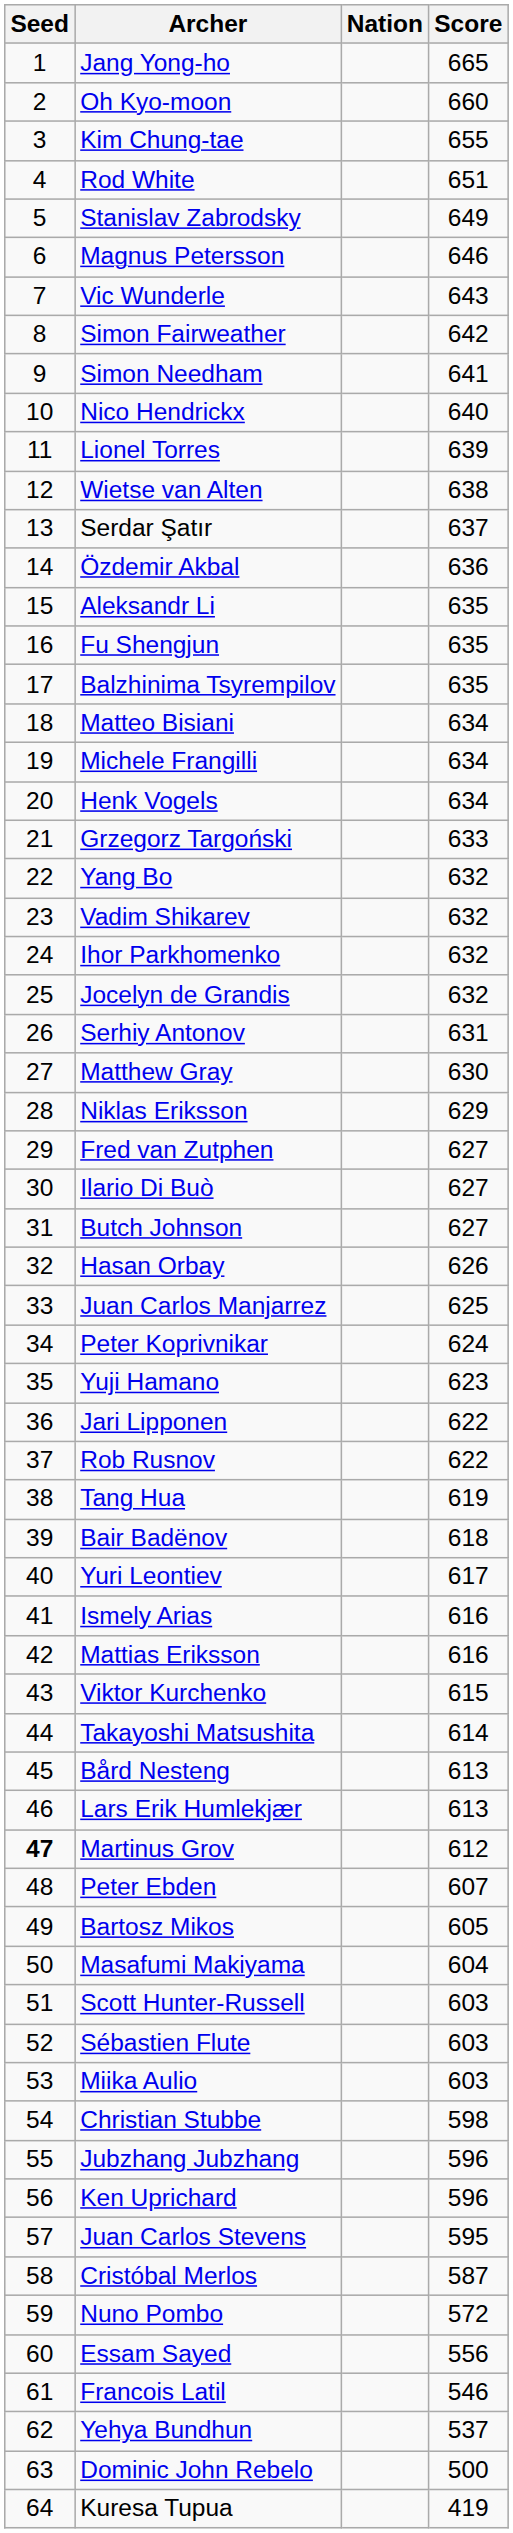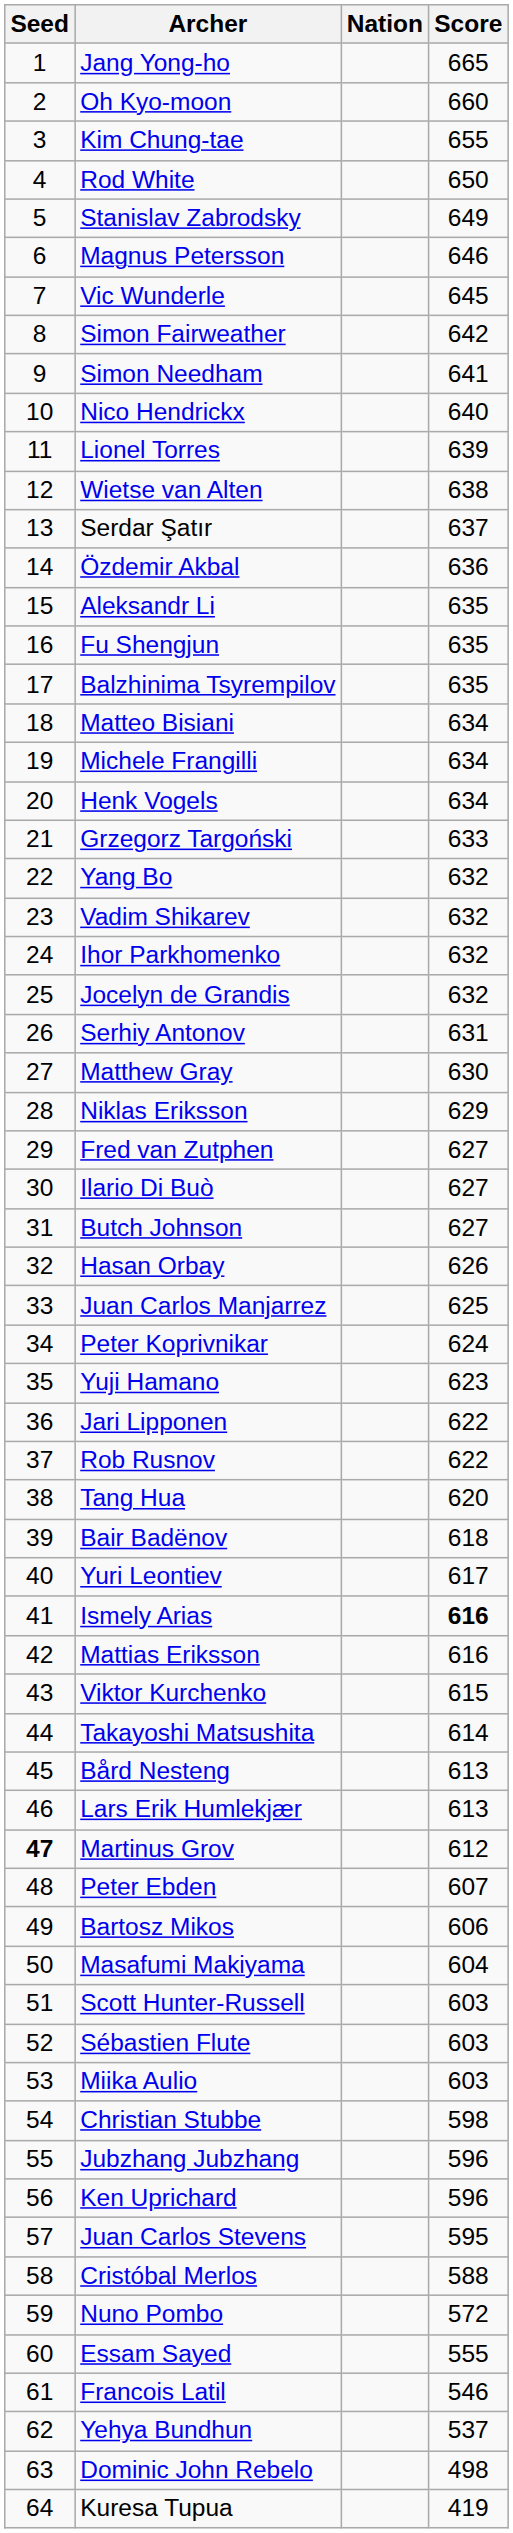(468, 179) 651 -> (468, 179) 650
(468, 295) 643 -> (468, 295) 645
(468, 1499) 619 -> (468, 1499) 620
(468, 1615) normal -> (468, 1615) bold
(468, 1926) 605 -> (468, 1926) 606
(468, 2275) 587 -> (468, 2275) 588
(468, 2353) 556 -> (468, 2353) 555
(468, 2469) 500 -> (468, 2469) 498
